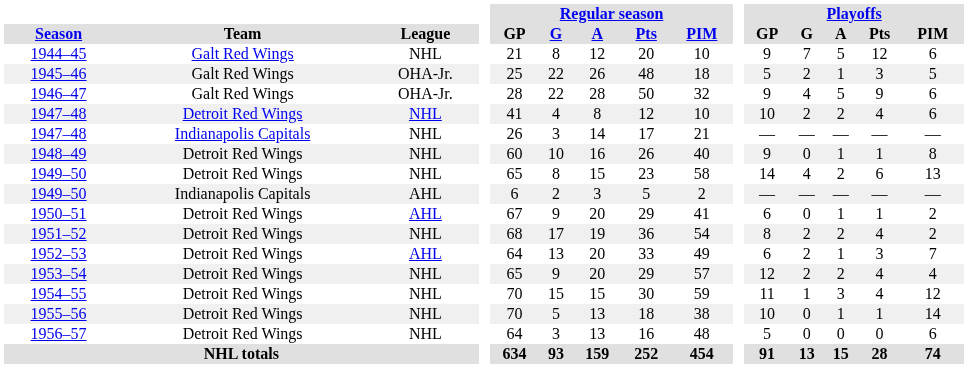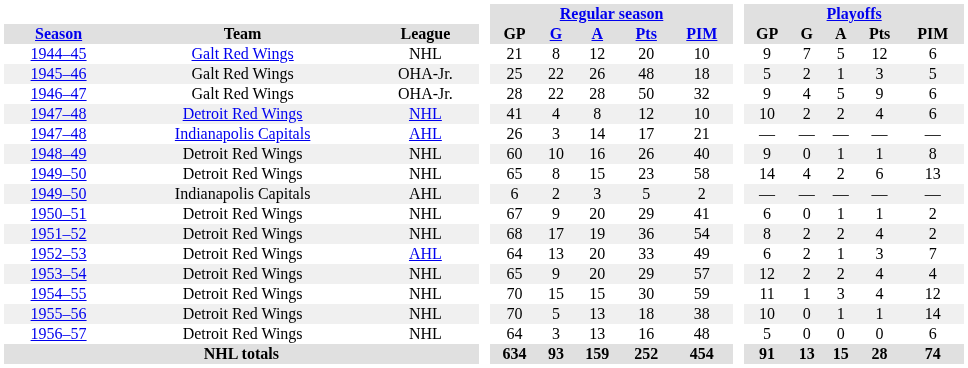(425, 134) NHL -> (425, 134) AHL
(425, 214) AHL -> (425, 214) NHL
